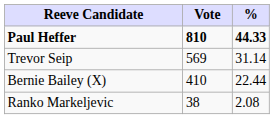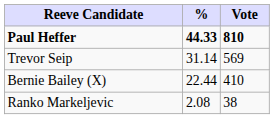columns swapped: (207, 15) <-> (251, 15)
